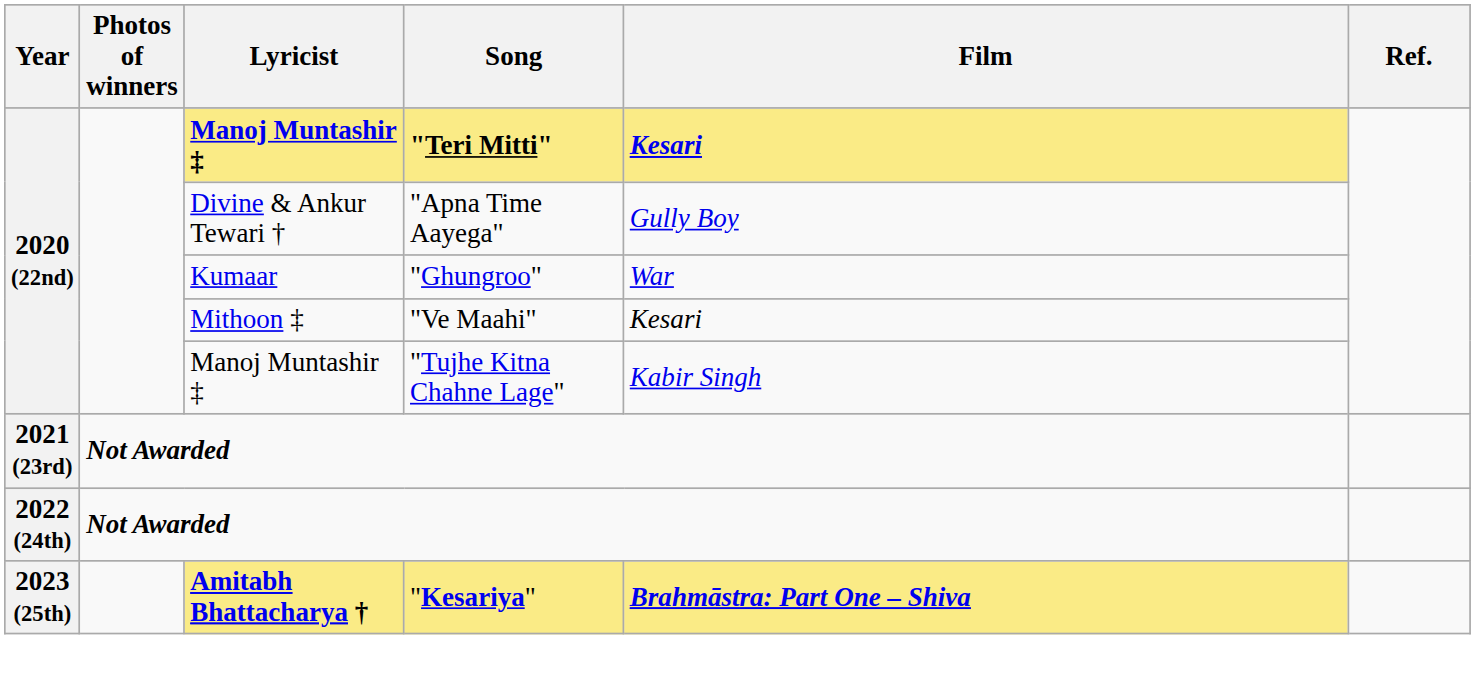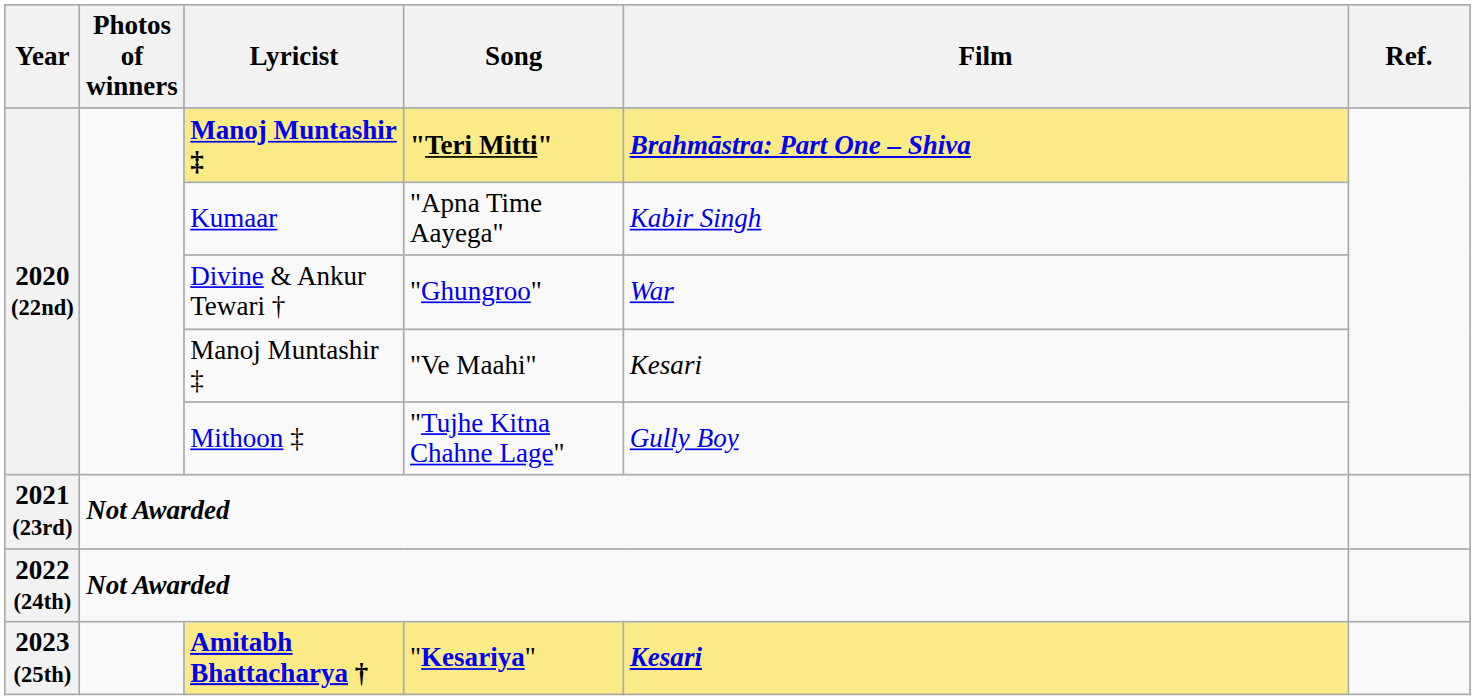(666, 144) Kesari -> (800, 144) Brahmāstra: Part One – Shiva
(278, 218) Divine & Ankur Tewari † -> (234, 218) Kumaar
(684, 218) Gully Boy -> (696, 218) Kabir Singh
(234, 276) Kumaar -> (278, 291) Divine & Ankur Tewari †
(247, 319) Mithoon ‡ -> (285, 364) Manoj Muntashir ‡
(285, 377) Manoj Muntashir ‡ -> (247, 438) Mithoon ‡
(696, 377) Kabir Singh -> (684, 438) Gully Boy
(800, 597) Brahmāstra: Part One – Shiva -> (666, 658) Kesari
